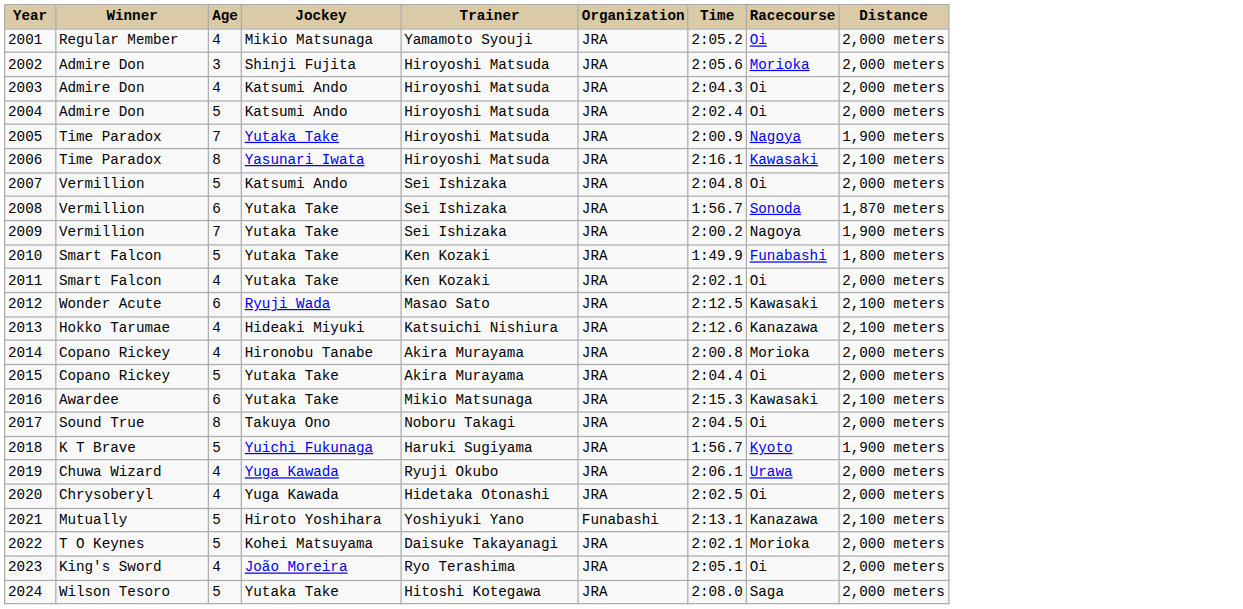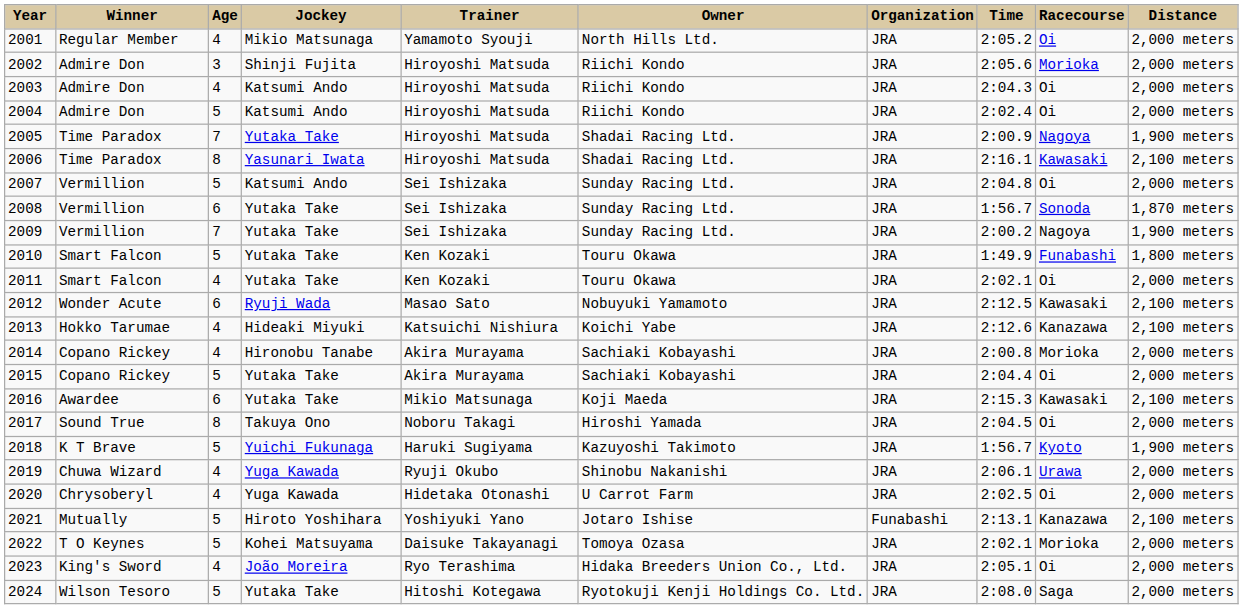+ column: (723, 16)
